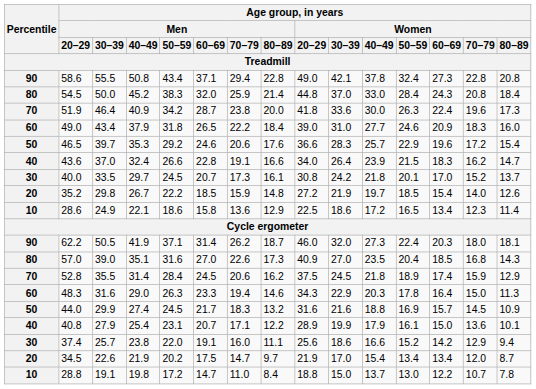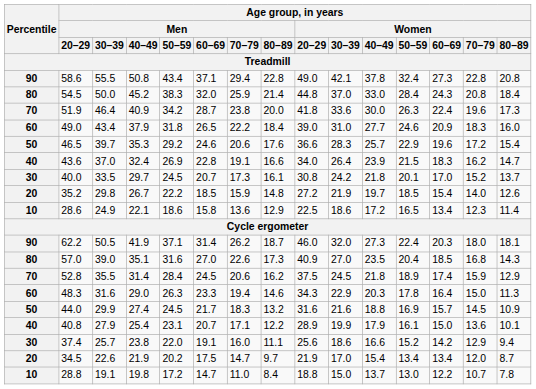(173, 161) 26.6 -> (173, 161) 26.9
